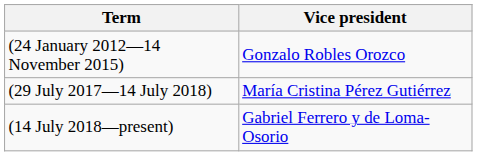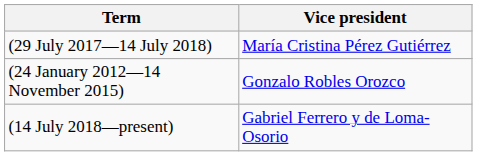rows swapped: (84, 54) <-> (110, 90)
